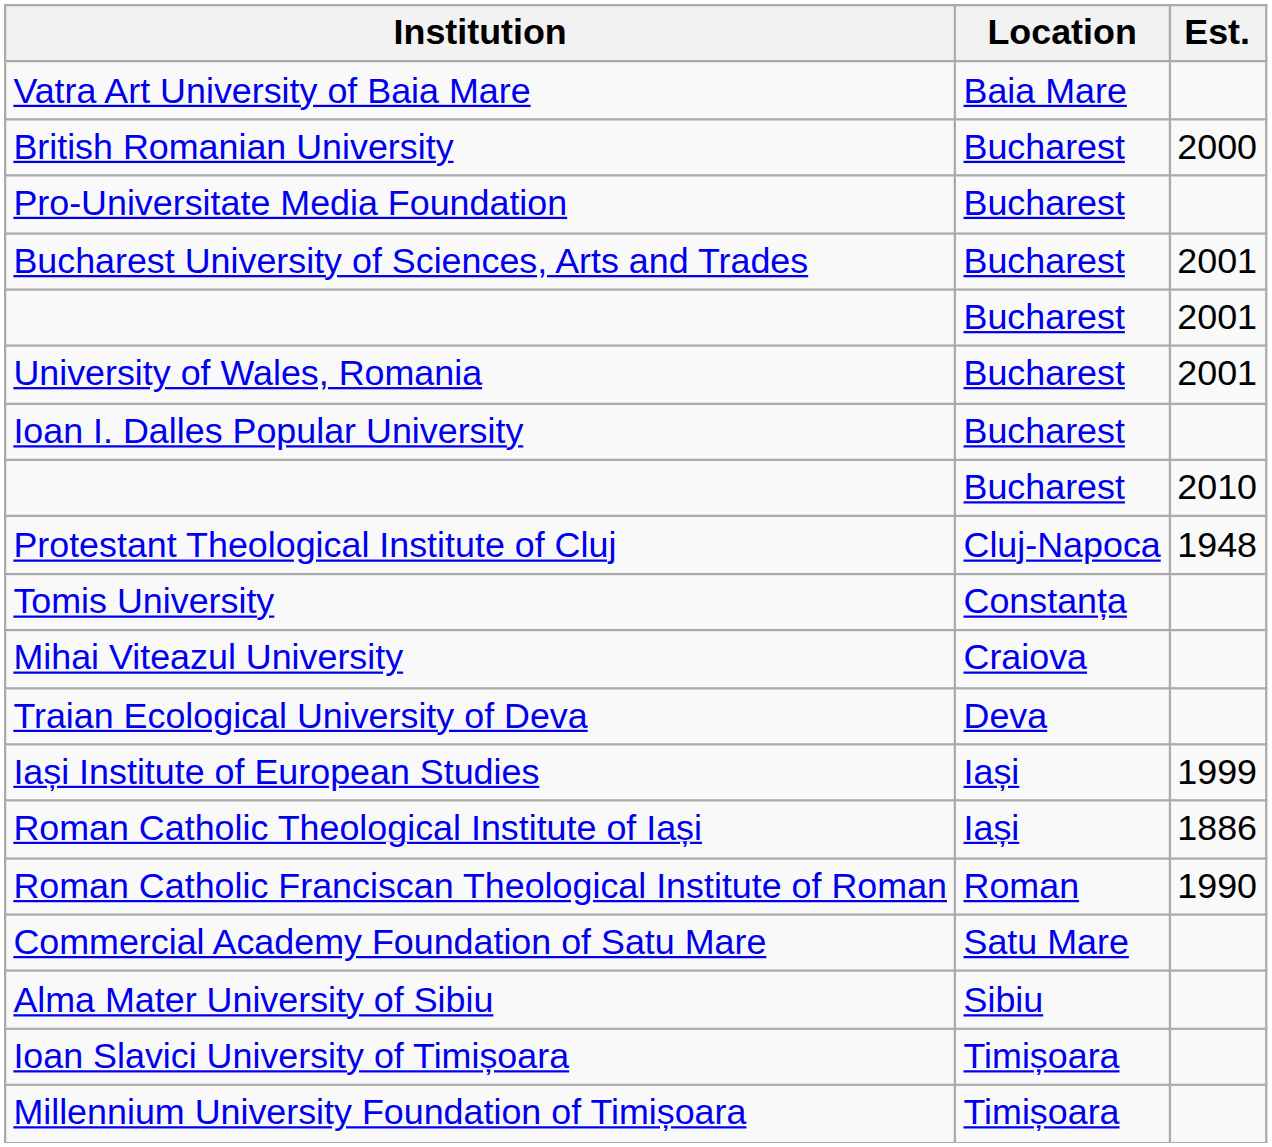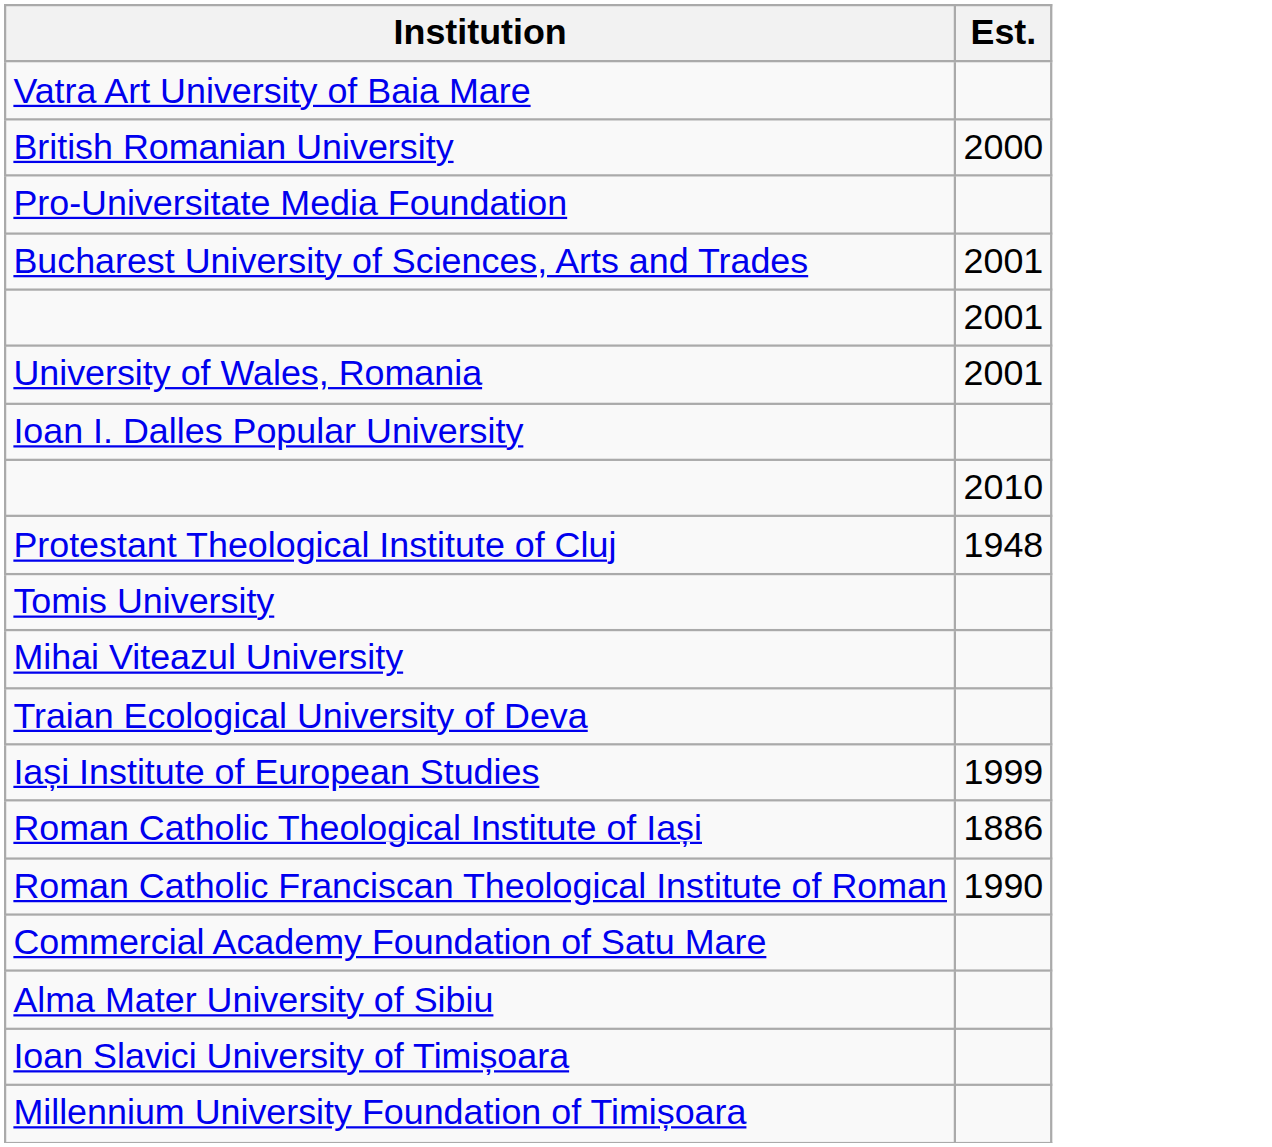- column: (1062, 32)
